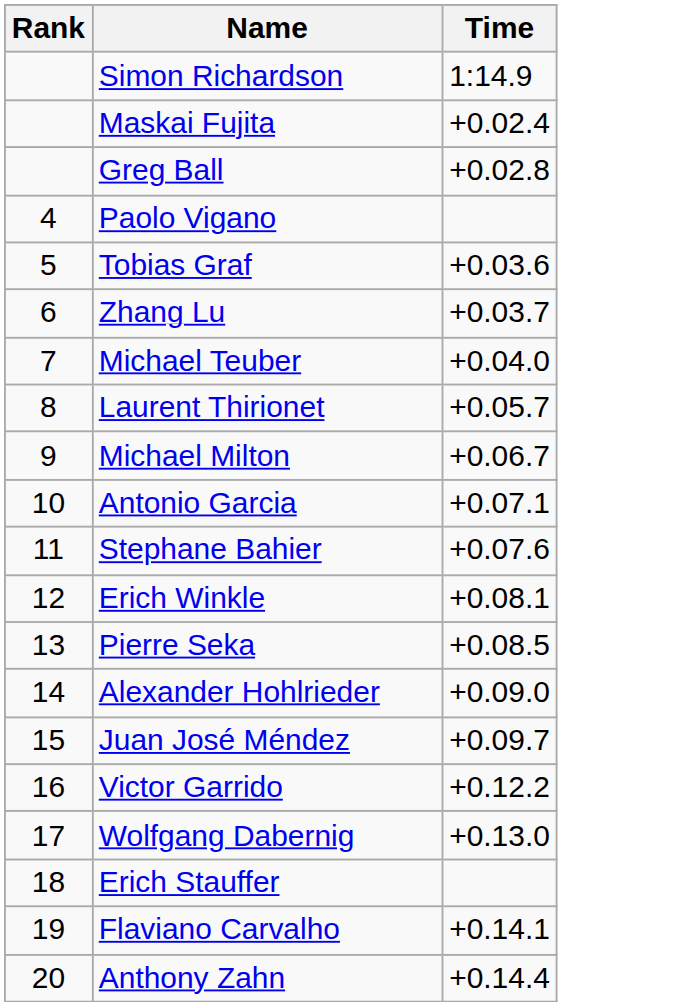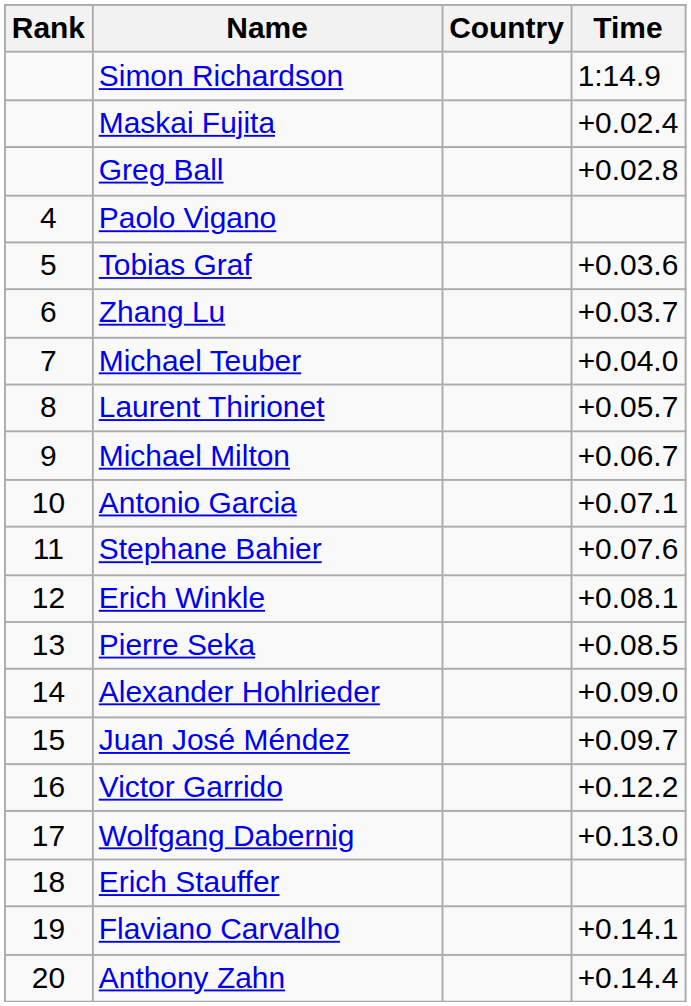+ column: (507, 28)
